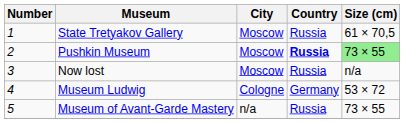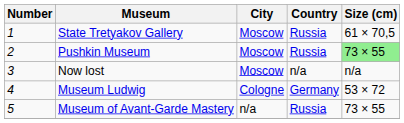(309, 52) bold -> (308, 52) normal
(308, 71) Russia -> (298, 71) n/a
